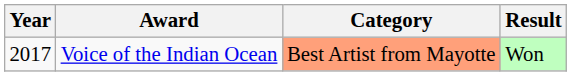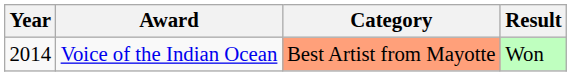(30, 53) 2017 -> (30, 53) 2014
